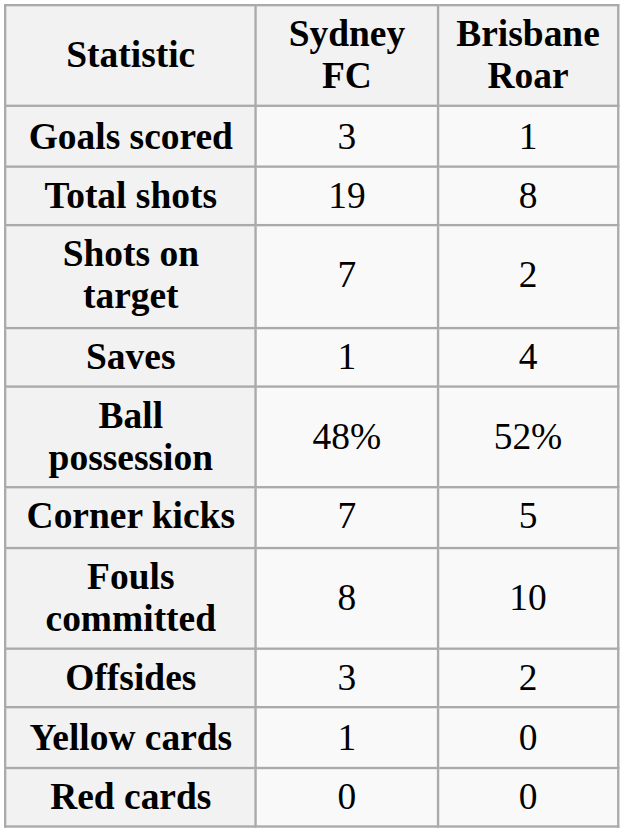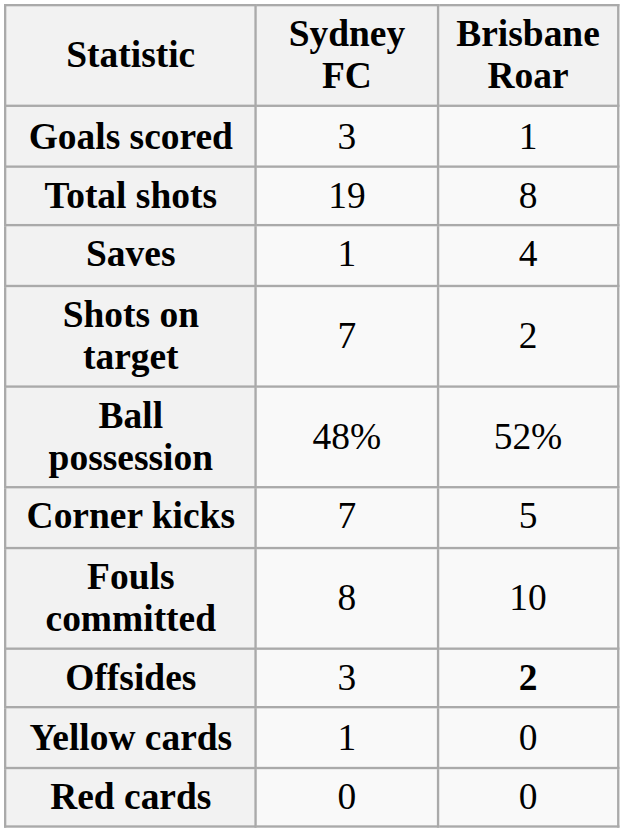rows swapped: (131, 275) <-> (131, 355)
(528, 677) normal -> (528, 677) bold
